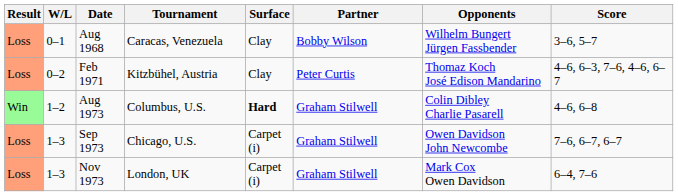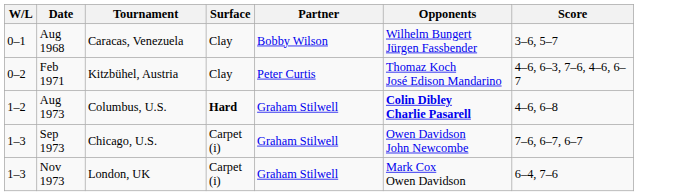- column: (24, 14)
(464, 107) normal -> (428, 107) bold
